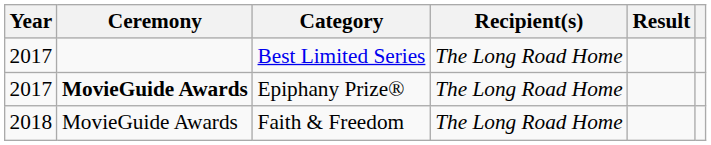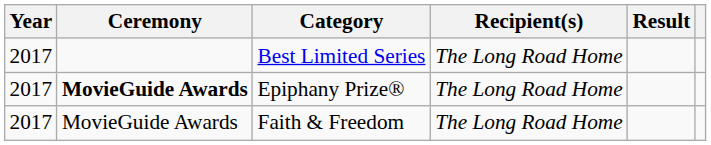(31, 122) 2018 -> (31, 122) 2017
